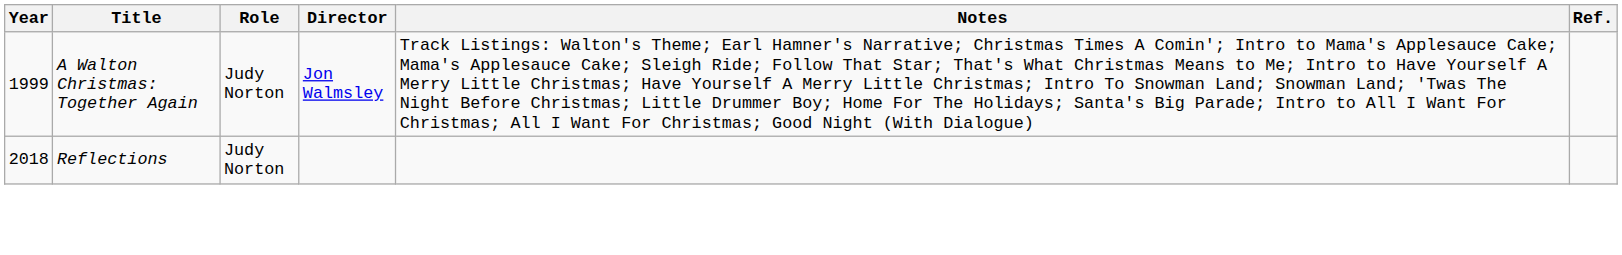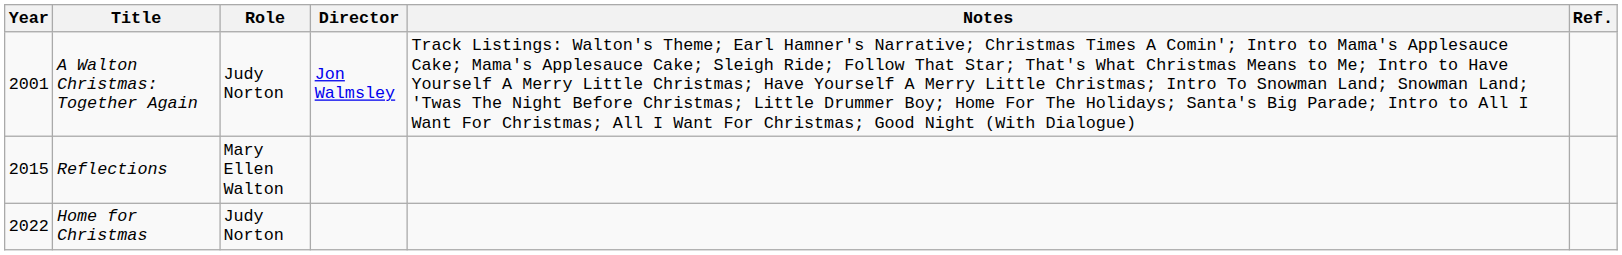(29, 84) 1999 -> (29, 84) 2001
(29, 160) 2018 -> (29, 170) 2015
(254, 160) Judy Norton -> (254, 170) Mary Ellen Walton
+ row: (102, 226)
